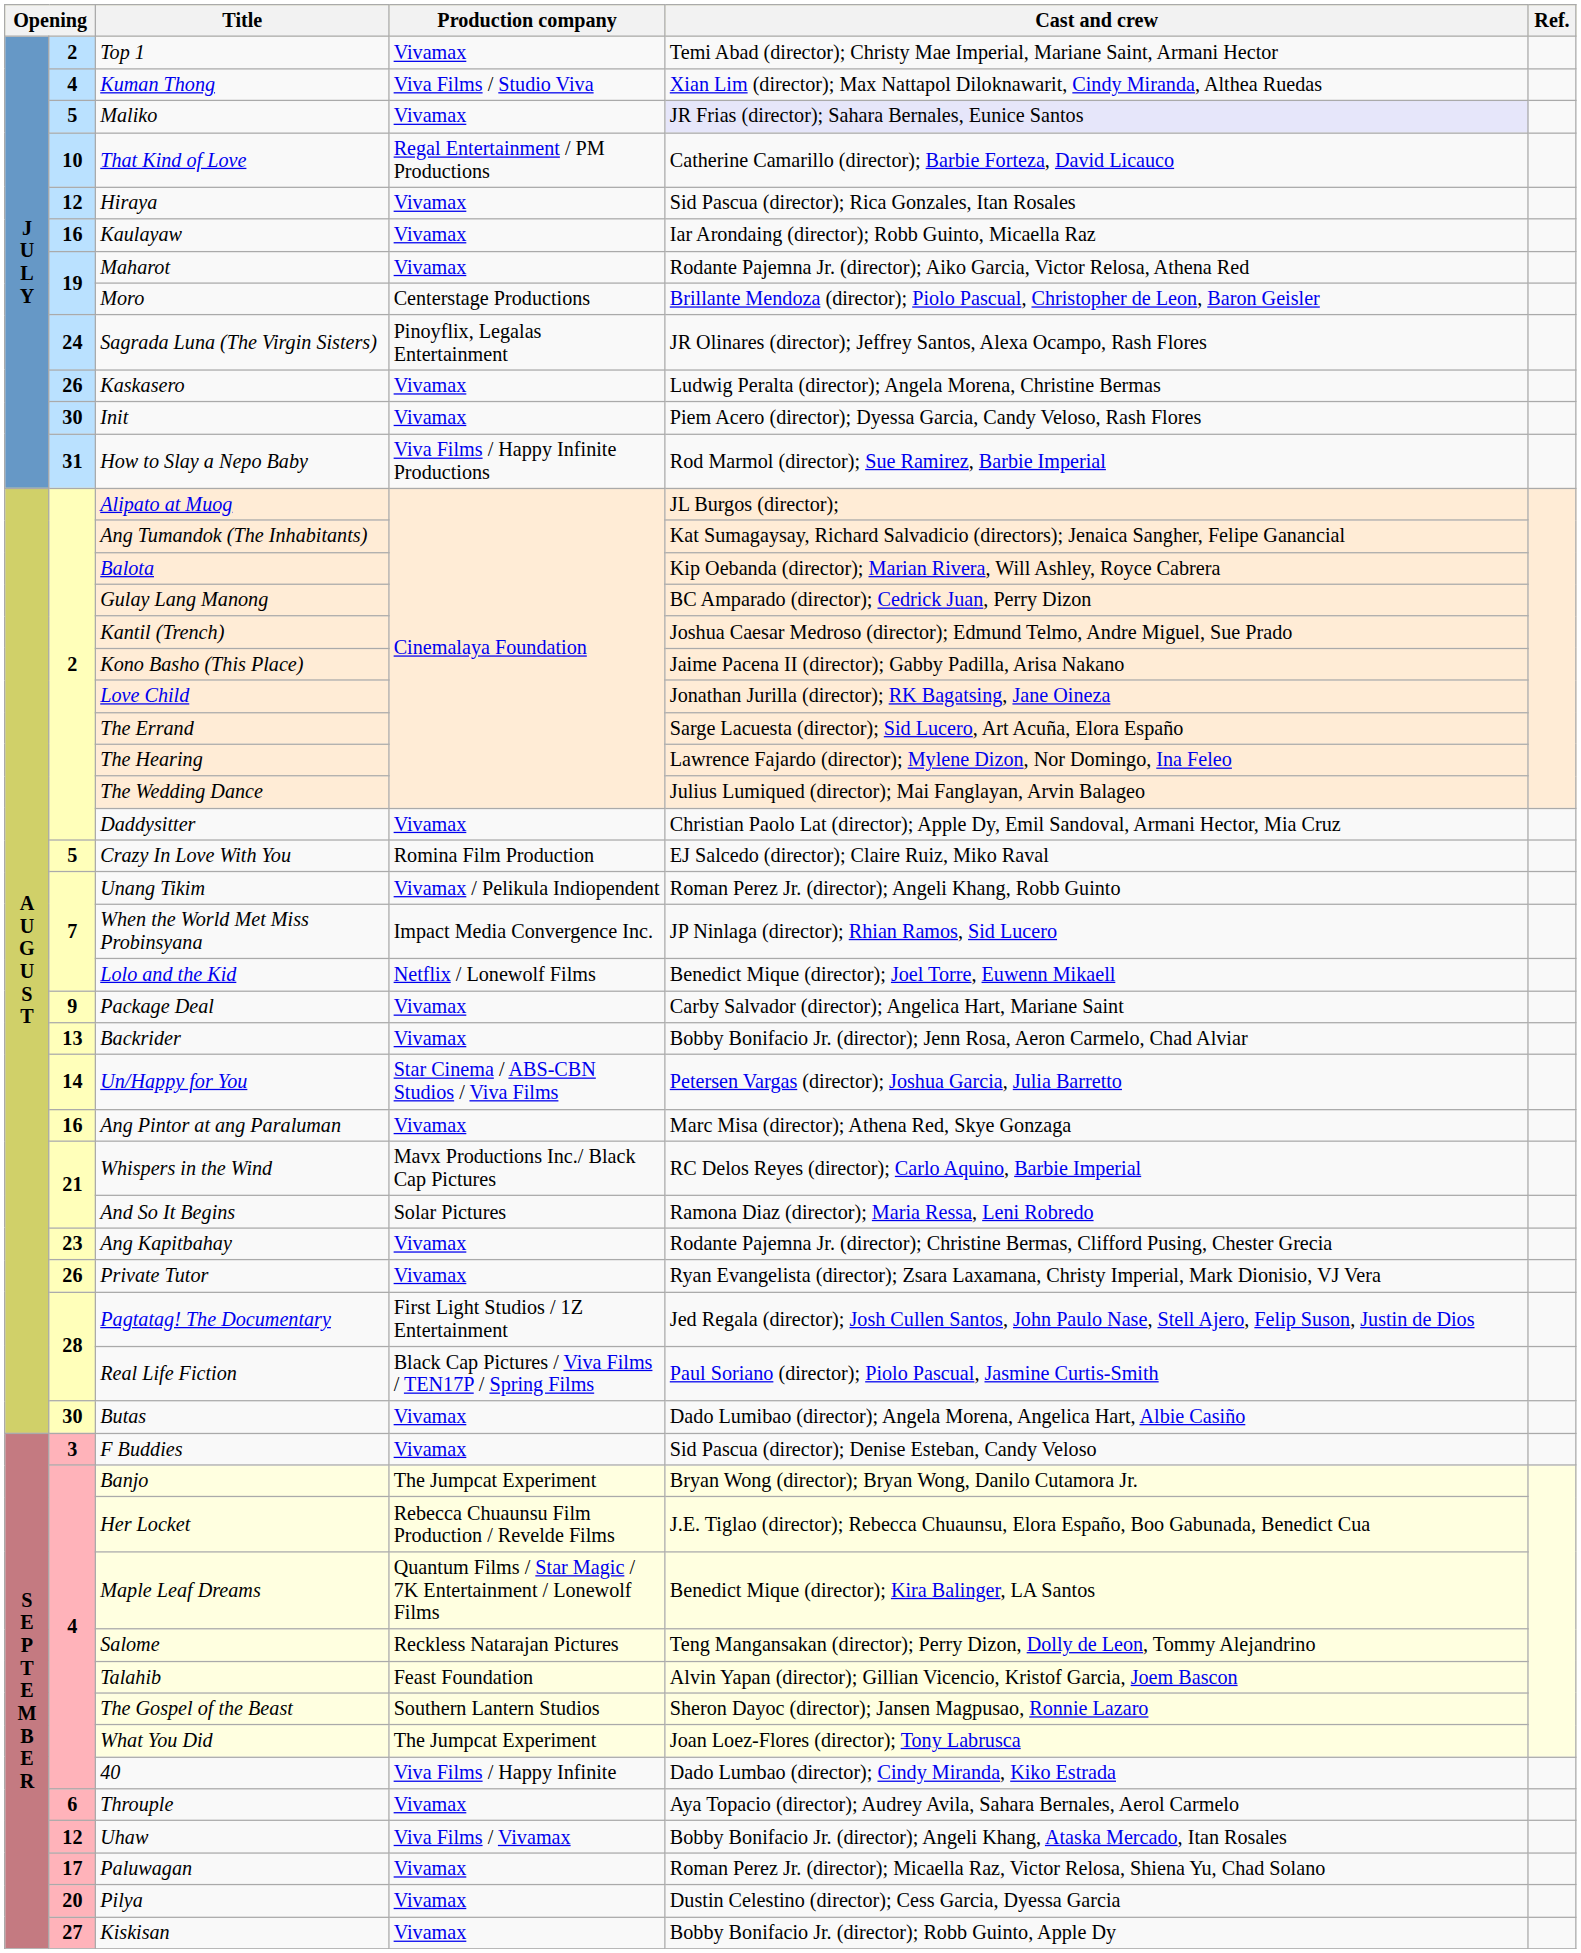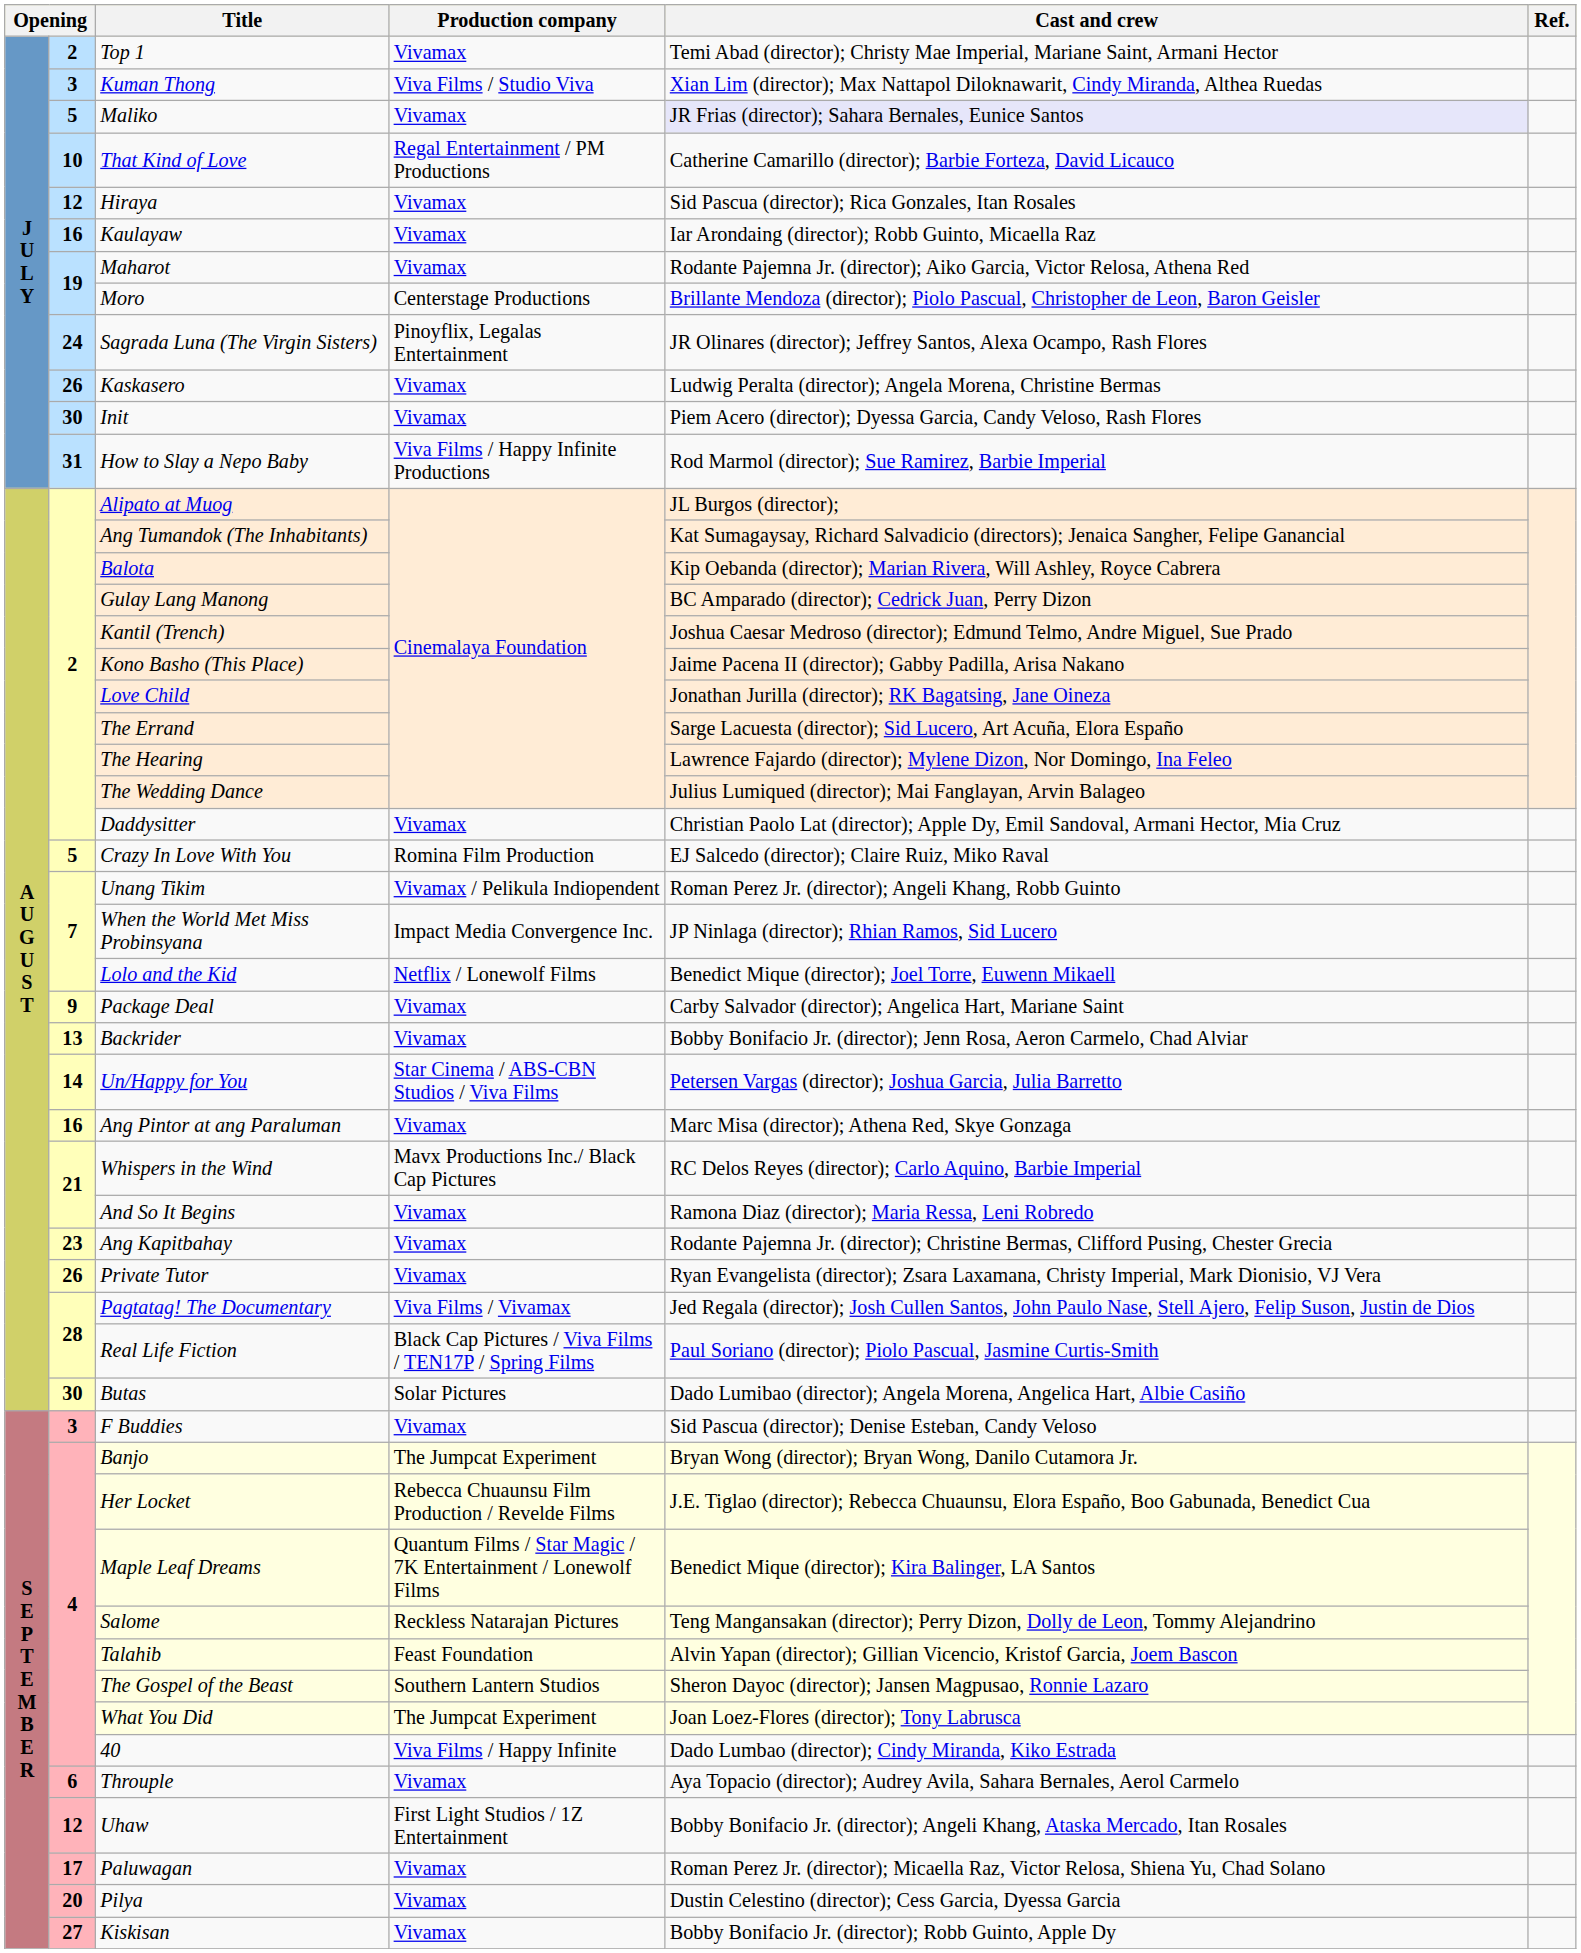(72, 84) 4 -> (72, 84) 3
(450, 1211) Solar Pictures -> (430, 1211) Vivamax
(488, 1318) First Light Studios / 1Z Entertainment -> (482, 1307) Viva Films / Vivamax
(430, 1416) Vivamax -> (450, 1394) Solar Pictures
(482, 1836) Viva Films / Vivamax -> (488, 1825) First Light Studios / 1Z Entertainment
